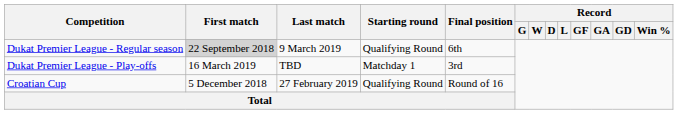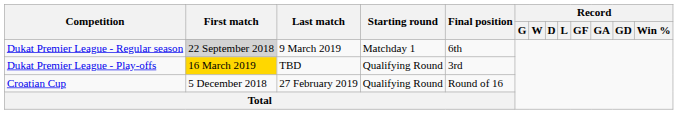(403, 48) Qualifying Round -> (389, 48) Matchday 1
(222, 65) no background -> (222, 65) gold background
(389, 65) Matchday 1 -> (403, 65) Qualifying Round
